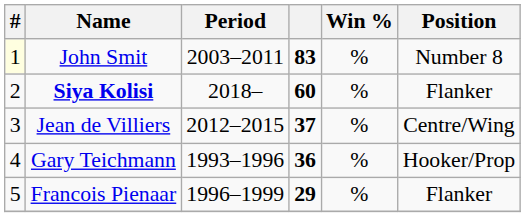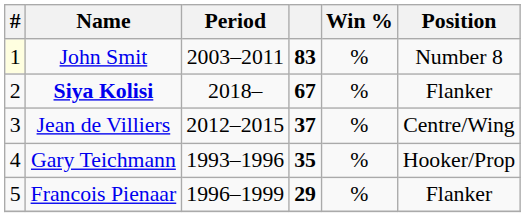(305, 90) 60 -> (305, 90) 67
(305, 159) 36 -> (305, 159) 35
